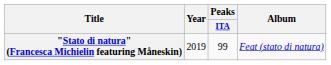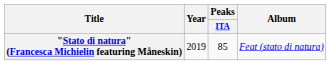(223, 46) 99 -> (223, 46) 85
